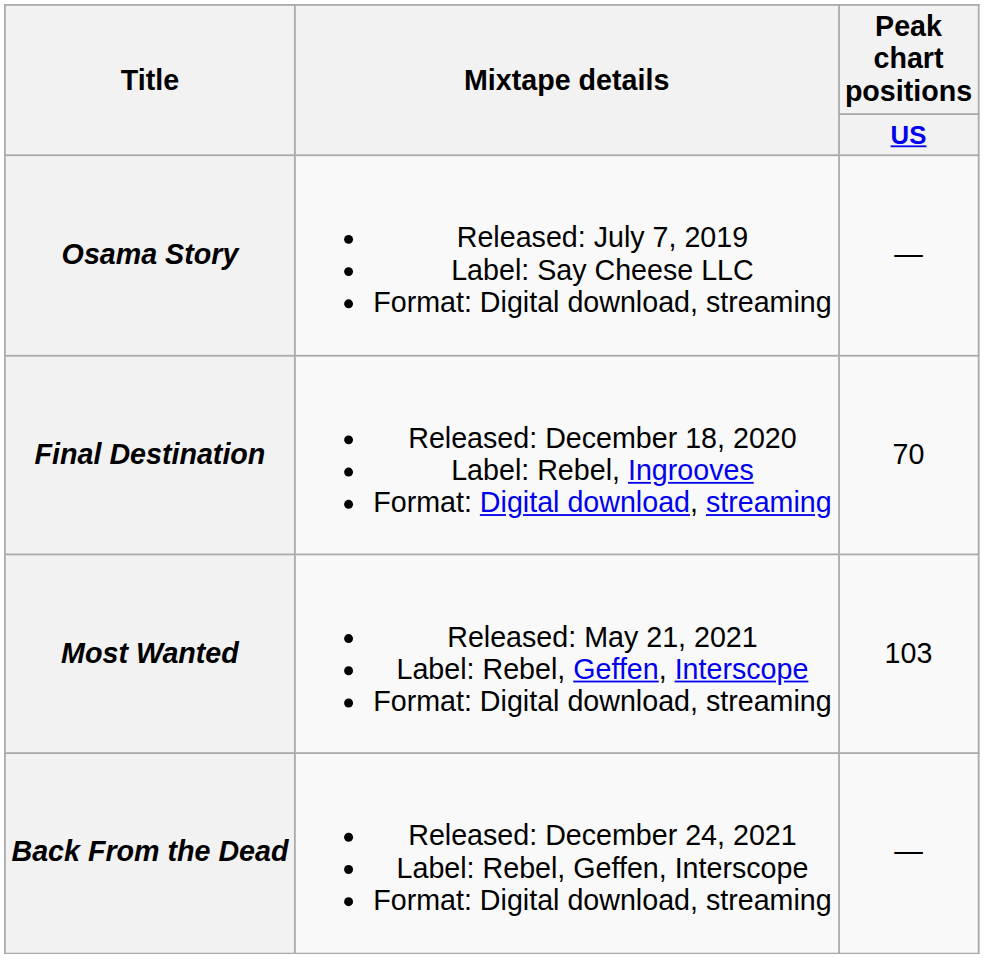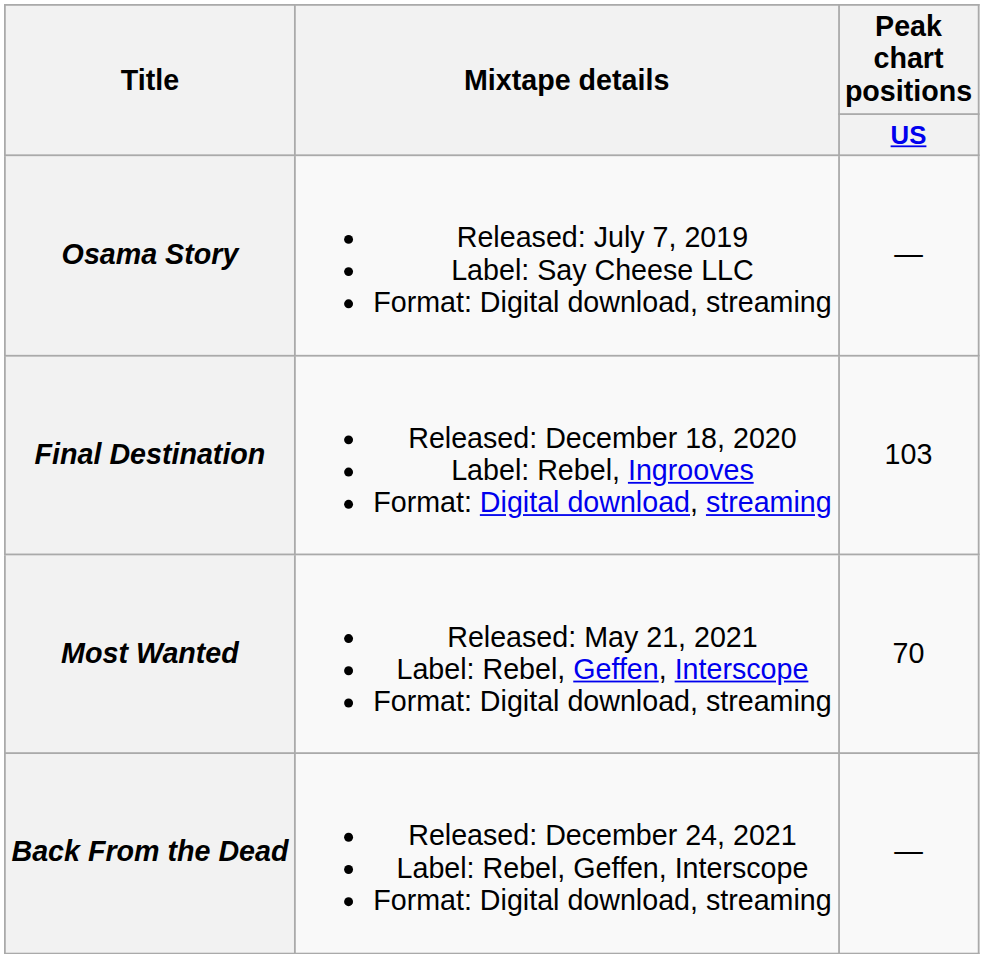(909, 454) 70 -> (909, 454) 103
(909, 653) 103 -> (909, 653) 70
